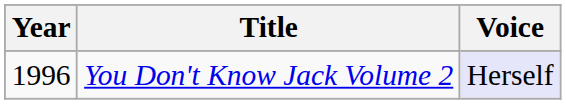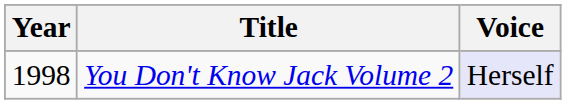(41, 74) 1996 -> (41, 74) 1998
